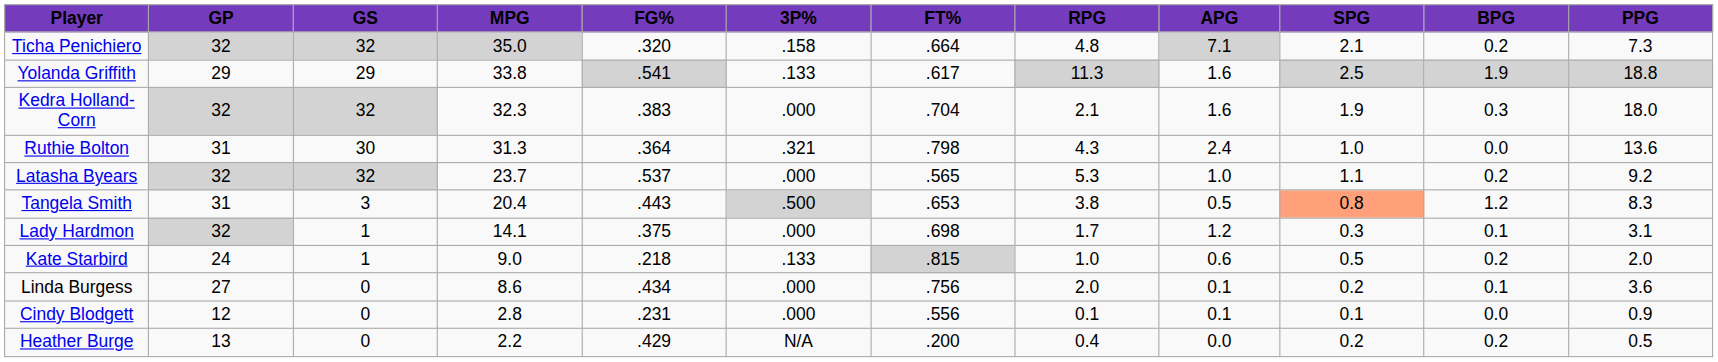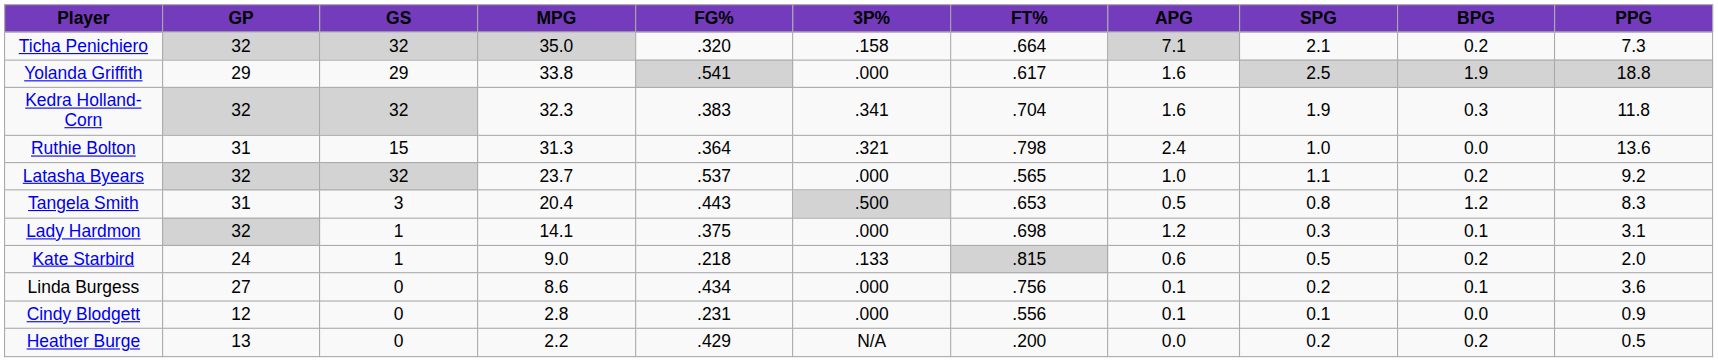- column: (1087, 18)
(798, 73) .133 -> (872, 73) .000
(798, 111) .000 -> (872, 111) .341
(1640, 111) 18.0 -> (1634, 111) 11.8
(365, 148) 30 -> (399, 148) 15
(1352, 203) lightsalmon background -> (1318, 203) no background
